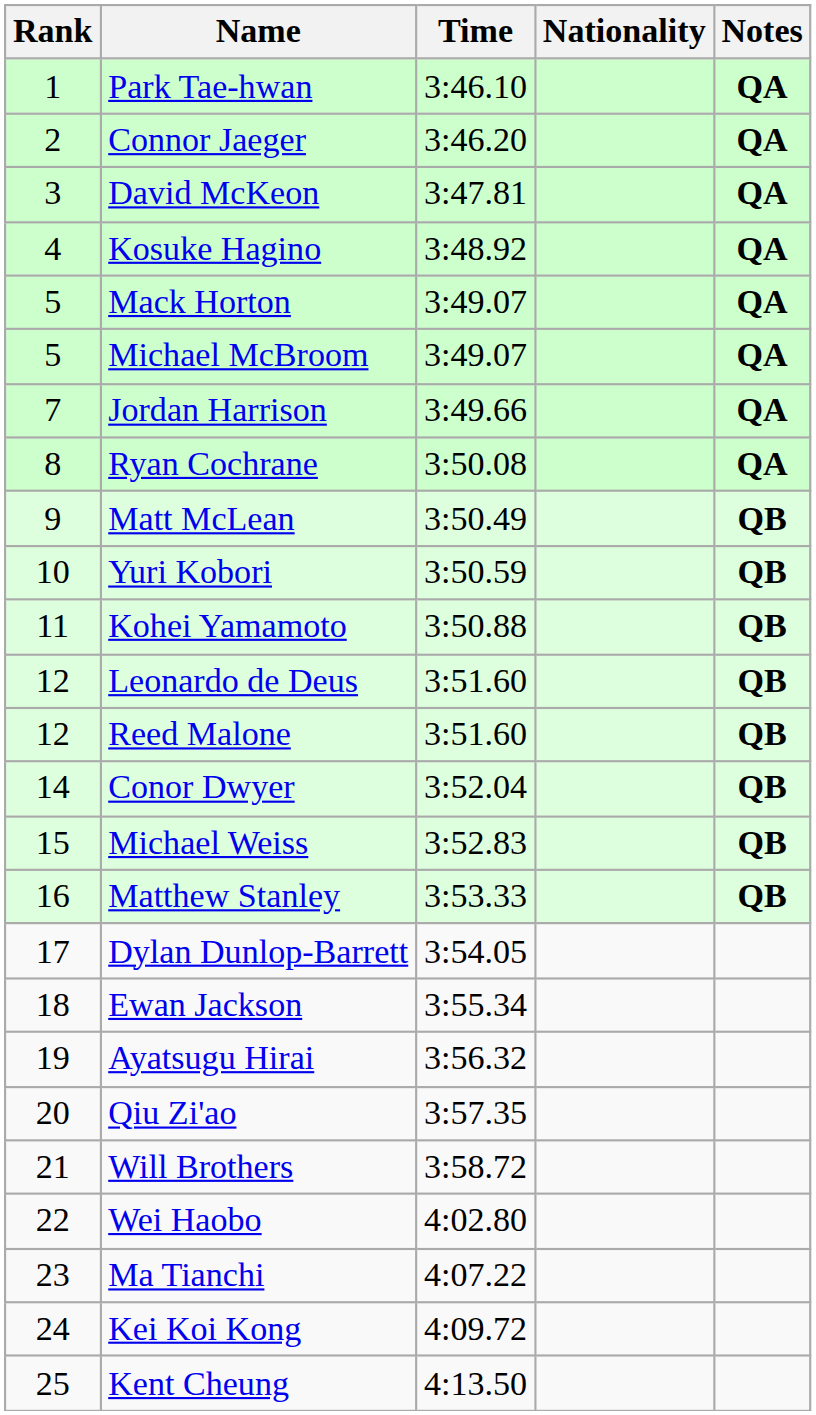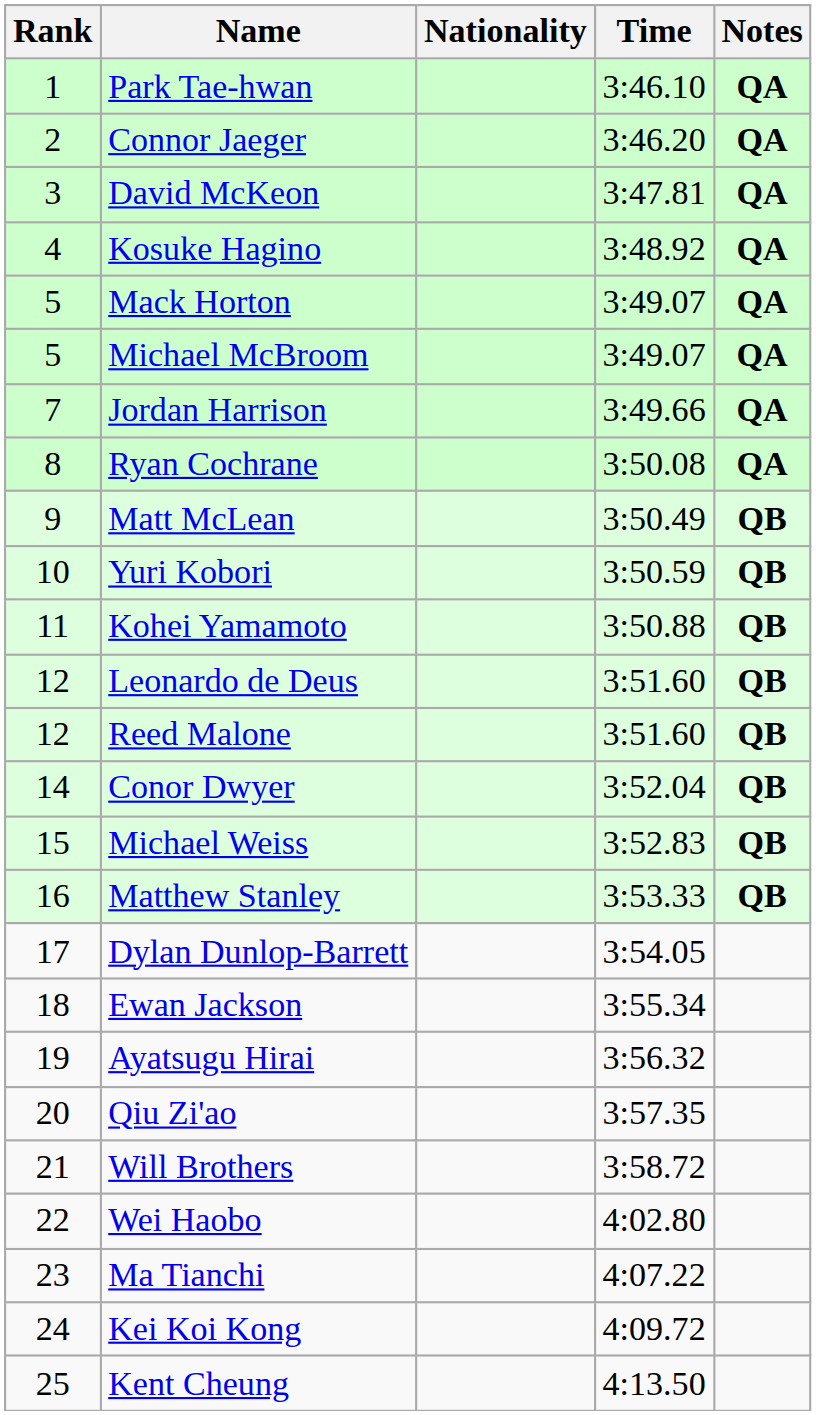columns swapped: (624, 31) <-> (476, 31)
